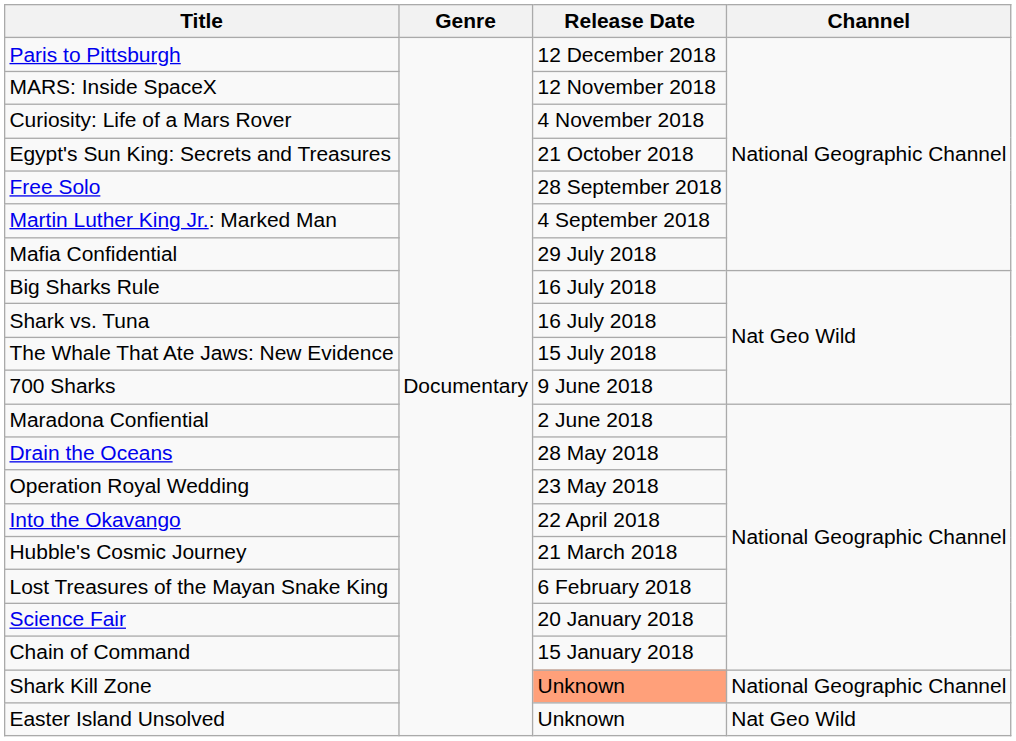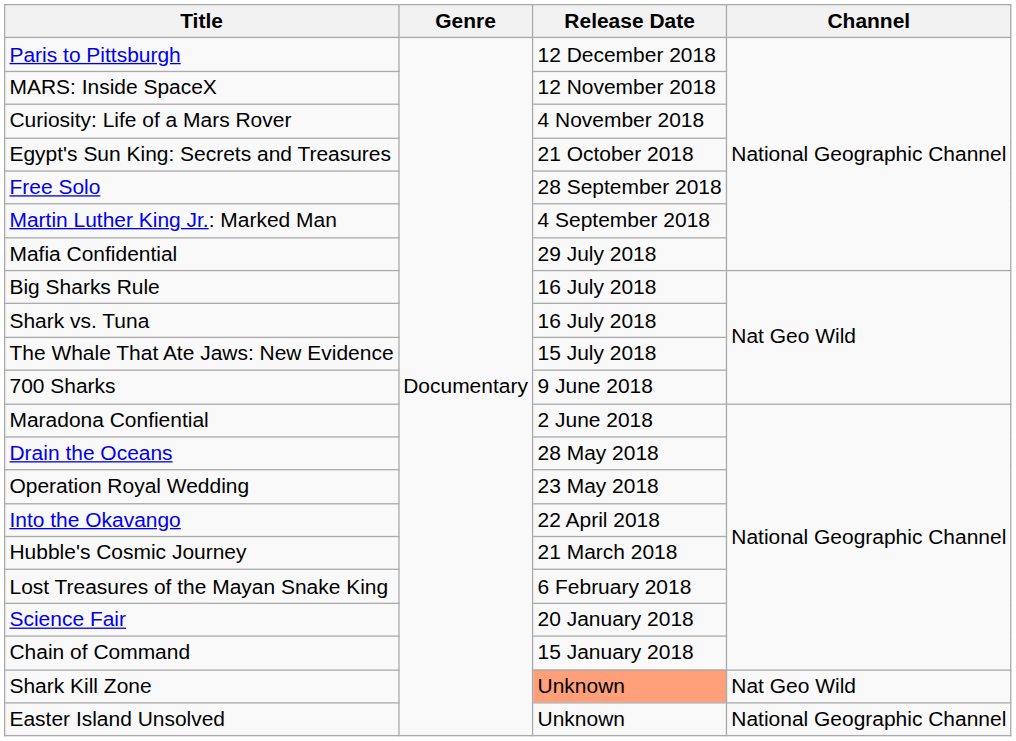(869, 685) National Geographic Channel -> (794, 685) Nat Geo Wild
(794, 719) Nat Geo Wild -> (869, 719) National Geographic Channel
